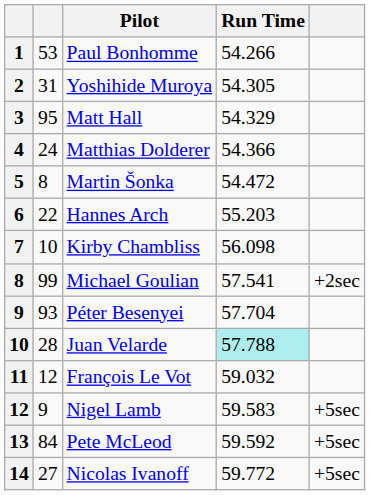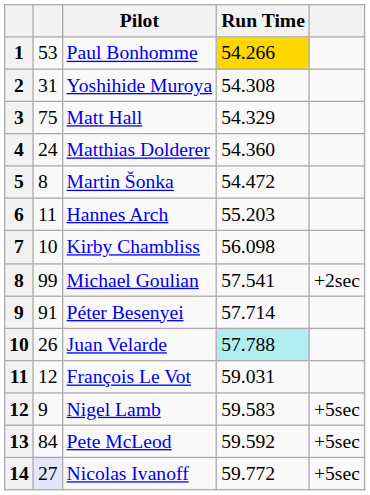(248, 53) no background -> (248, 53) gold background
(248, 85) 54.305 -> (248, 85) 54.308
(48, 117) 95 -> (48, 117) 75
(248, 150) 54.366 -> (248, 150) 54.360
(48, 214) 22 -> (47, 214) 11
(48, 311) 93 -> (48, 311) 91
(248, 311) 57.704 -> (248, 311) 57.714
(48, 344) 28 -> (48, 344) 26
(248, 376) 59.032 -> (248, 376) 59.031
(48, 473) no background -> (48, 473) lavender background
